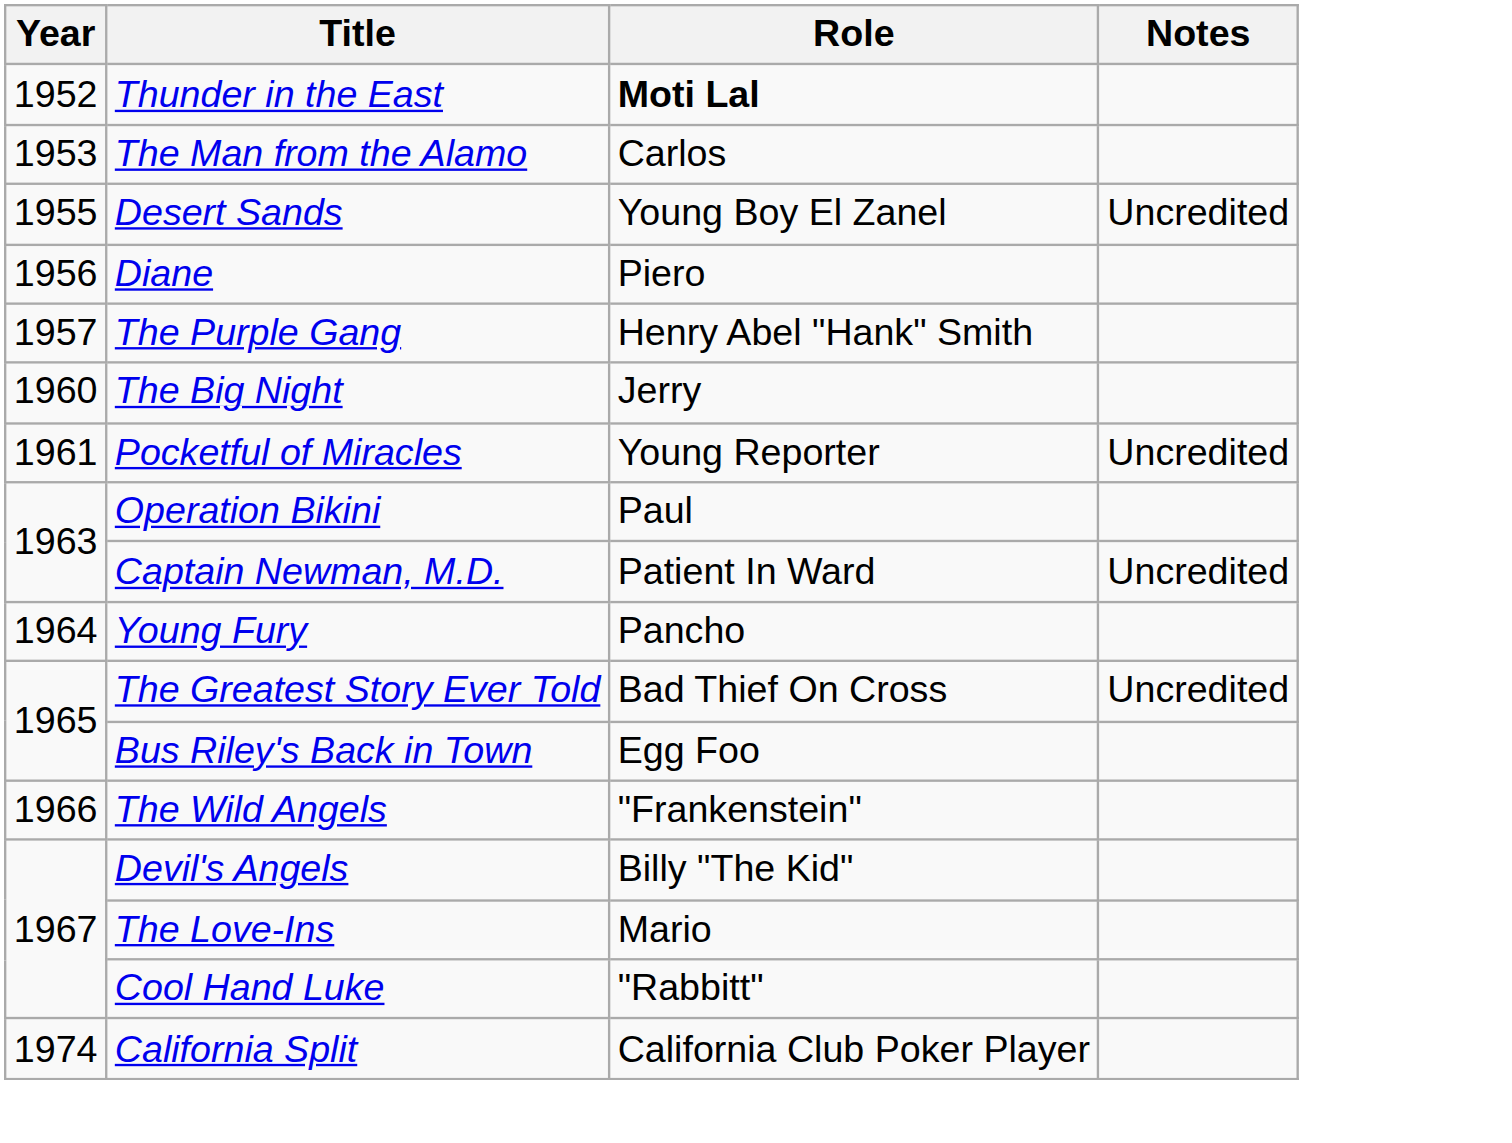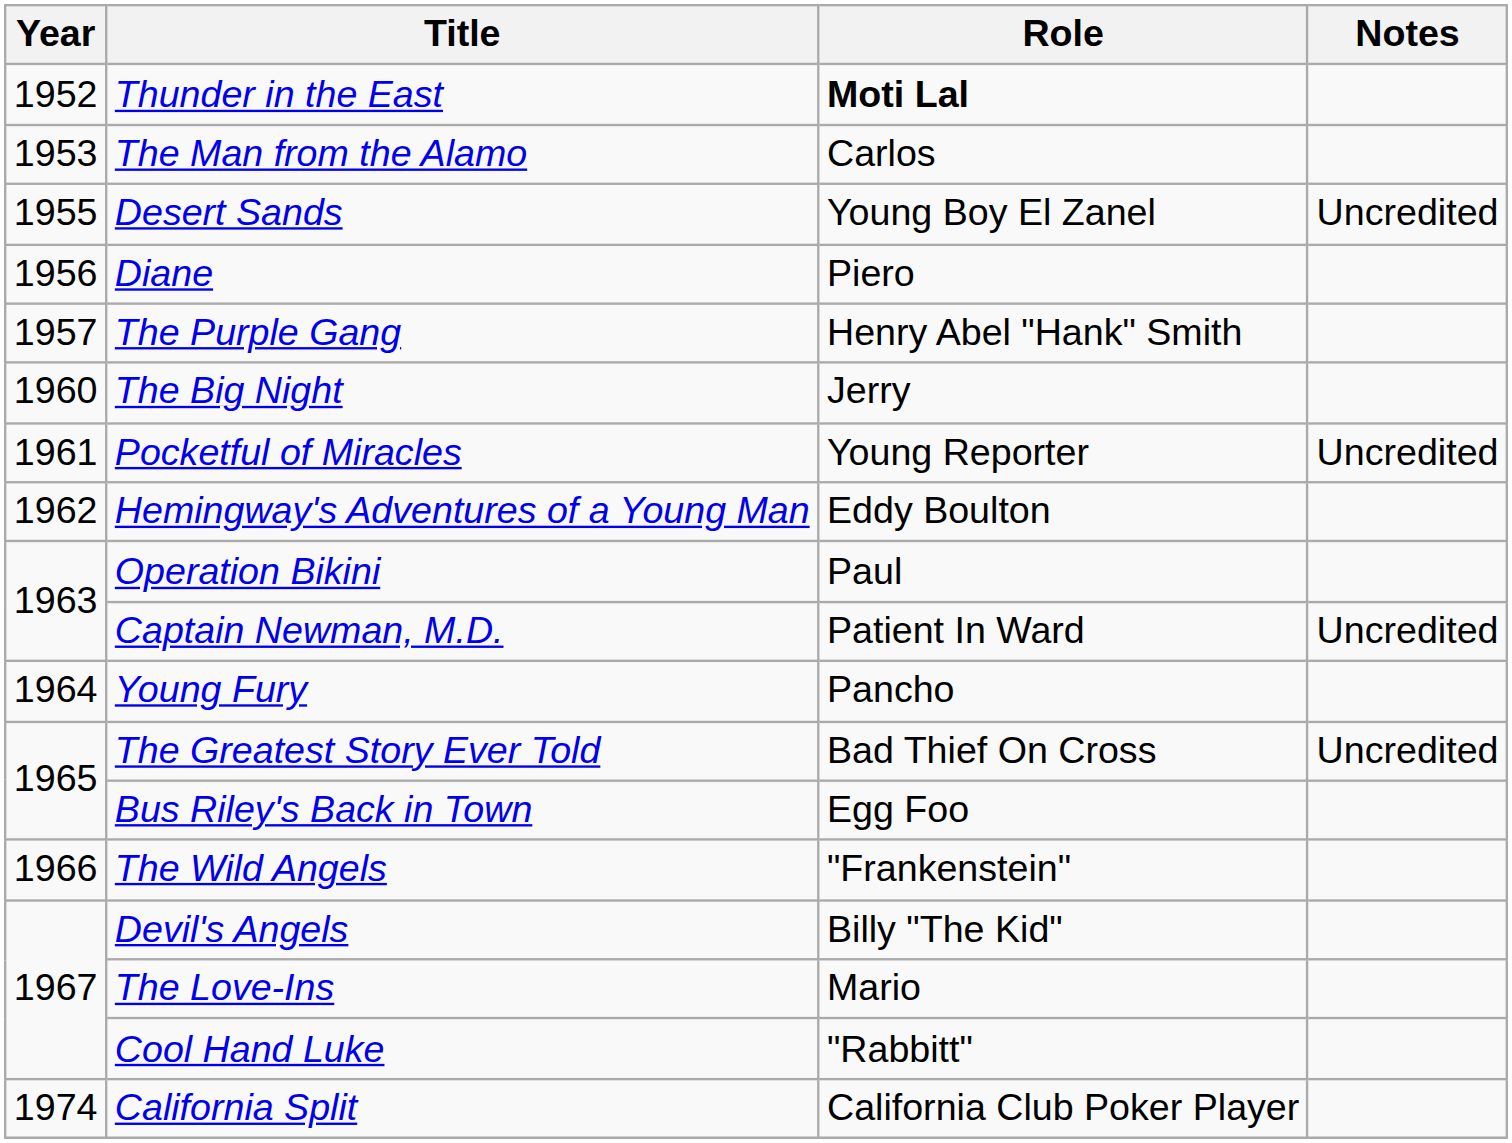+ row: (462, 511)
